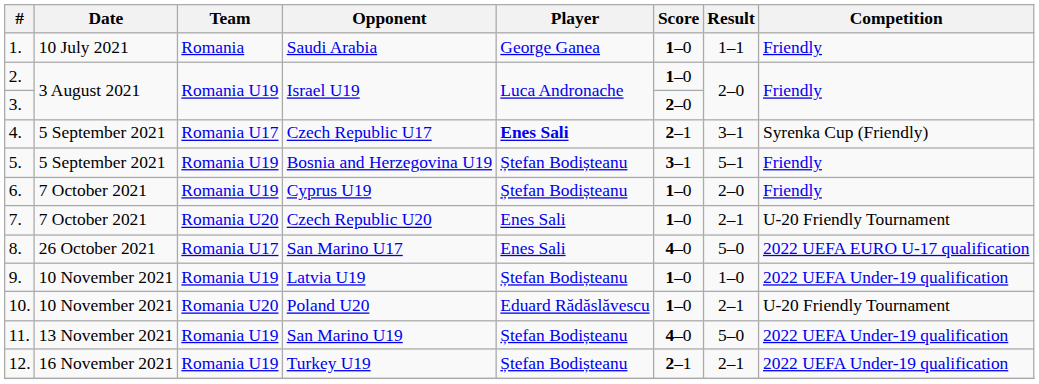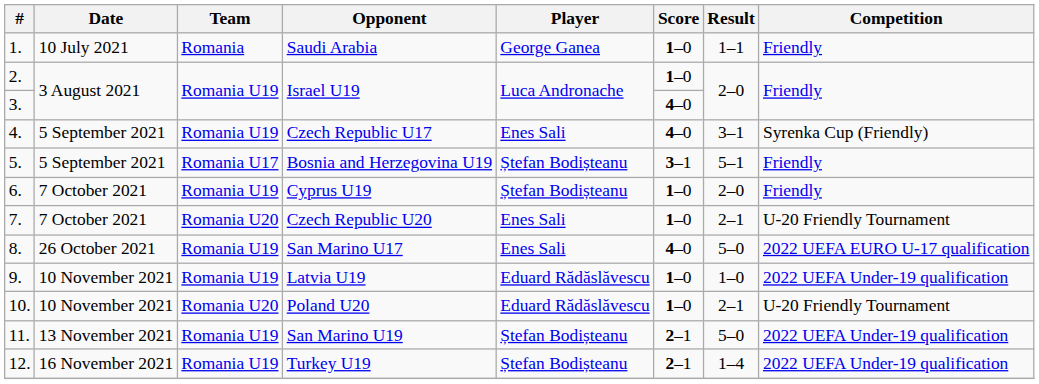(678, 104) 2–0 -> (678, 104) 4–0
(230, 133) Romania U17 -> (230, 133) Romania U19
(534, 133) bold -> (533, 133) normal
(678, 133) 2–1 -> (678, 133) 4–0
(230, 162) Romania U19 -> (230, 162) Romania U17
(230, 248) Romania U17 -> (230, 248) Romania U19
(564, 276) Ștefan Bodișteanu -> (575, 276) Eduard Rădăslăvescu
(678, 334) 4–0 -> (678, 334) 2–1
(731, 363) 2–1 -> (731, 363) 1–4
